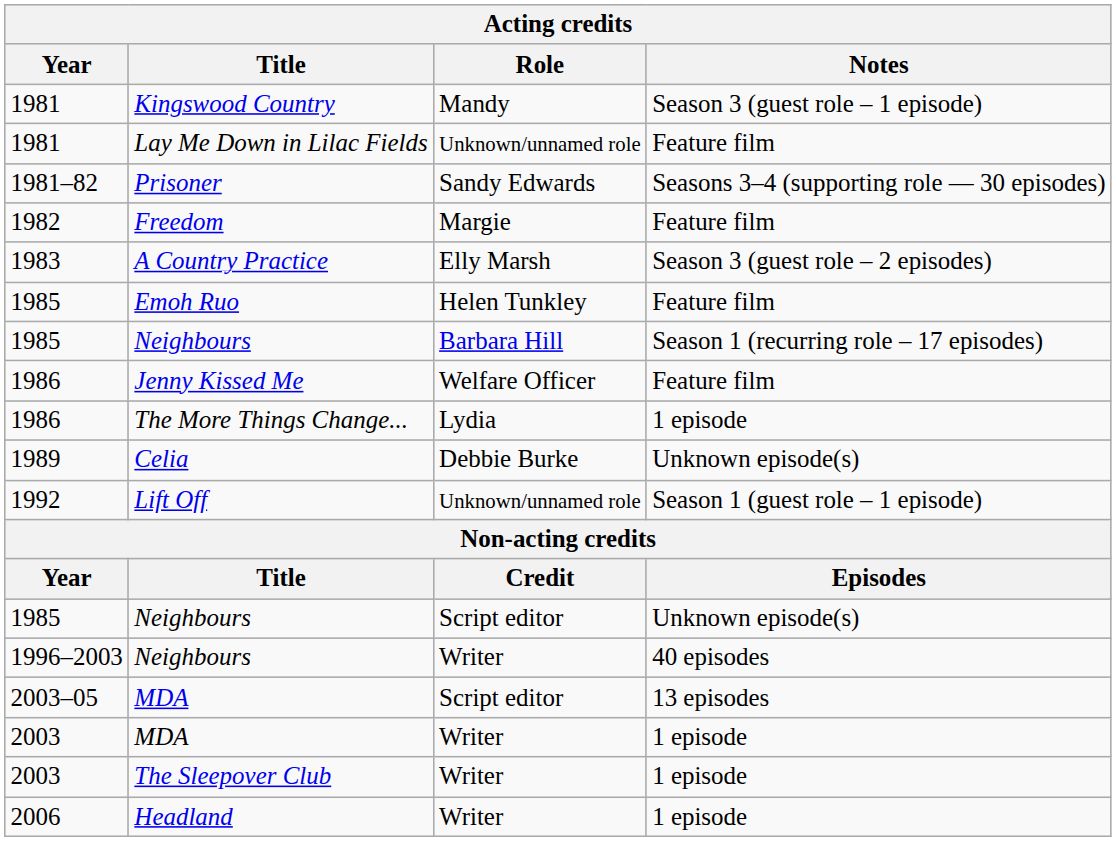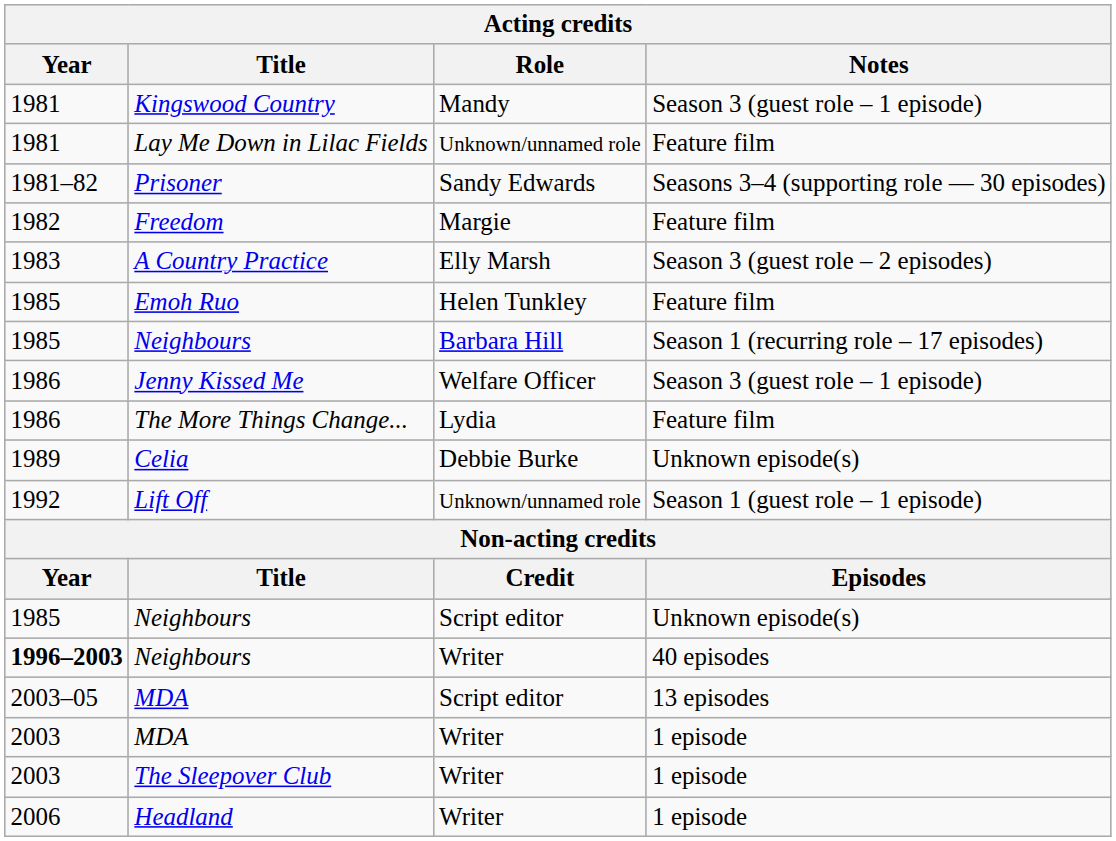(713, 380) Feature film -> (817, 380) Season 3 (guest role – 1 episode)
(700, 420) 1 episode -> (713, 420) Feature film
(67, 657) normal -> (67, 657) bold
